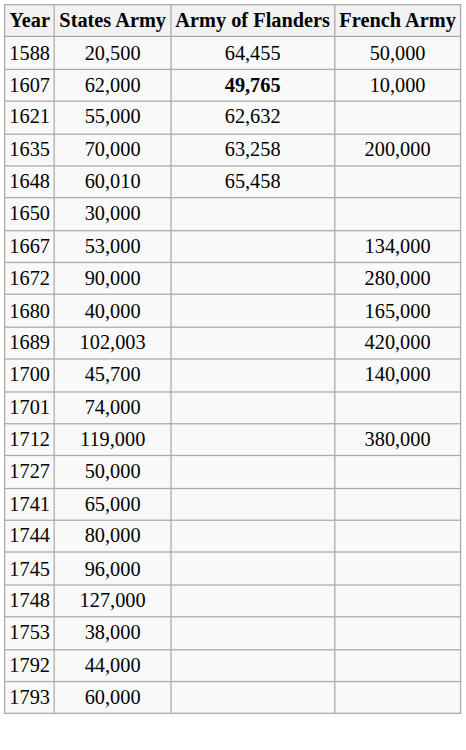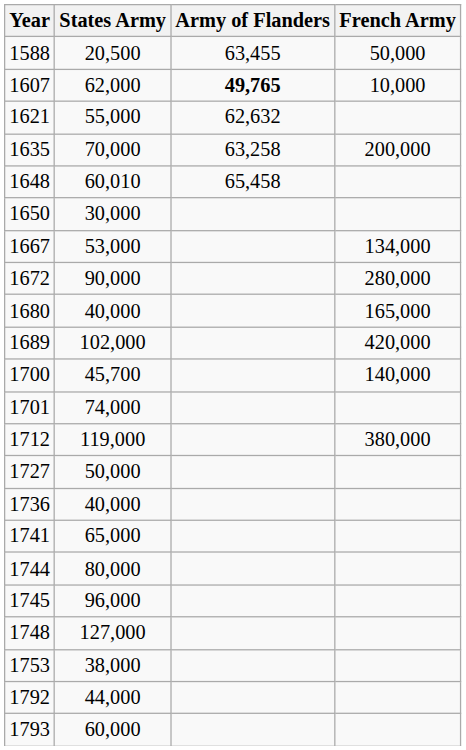(253, 52) 64,455 -> (253, 52) 63,455
(113, 342) 102,003 -> (113, 342) 102,000
+ row: (30, 504)
